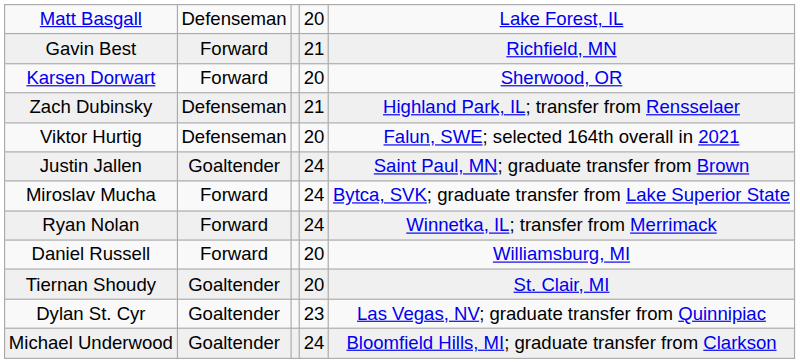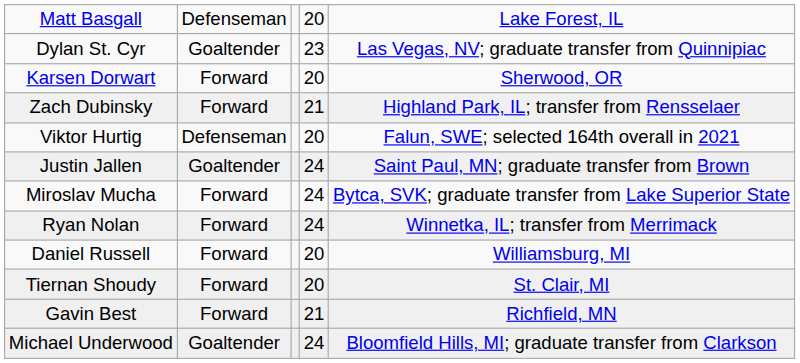rows swapped: (91, 48) <-> (91, 313)
(234, 107) Defenseman -> (234, 107) Forward
(234, 284) Goaltender -> (234, 284) Forward
